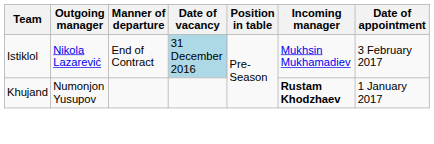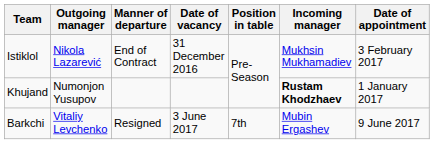(197, 56) lightblue background -> (199, 56) no background
+ row: (26, 123)
